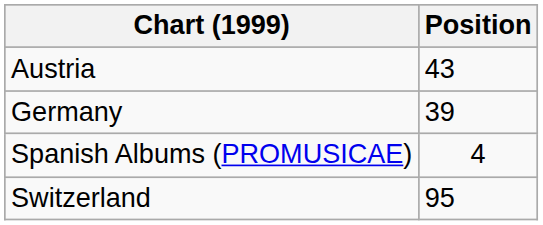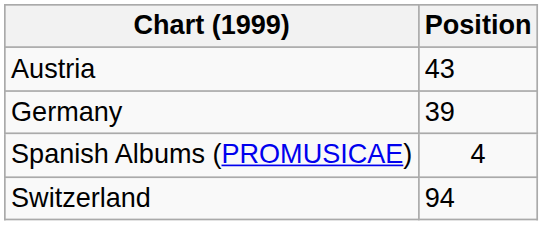(440, 197) 95 -> (440, 197) 94
